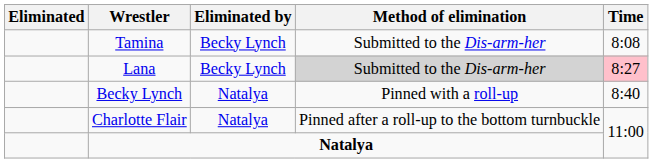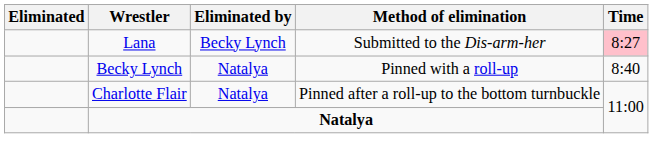- row: (139, 42)
(450, 68) lightgrey background -> (450, 42) no background
